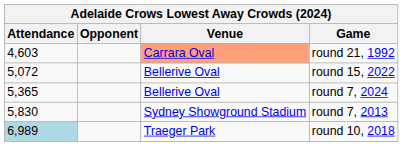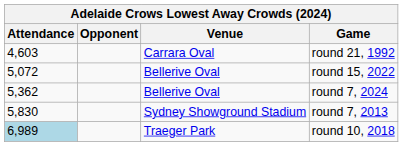(179, 53) lightsalmon background -> (179, 53) no background
(23, 92) 5,365 -> (23, 92) 5,362
